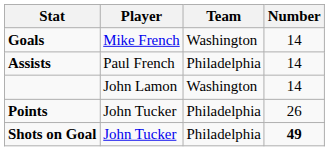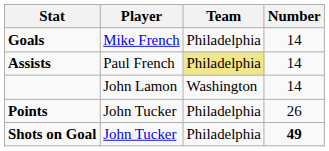(222, 39) Washington -> (224, 39) Philadelphia
(224, 63) no background -> (224, 63) khaki background
